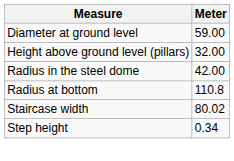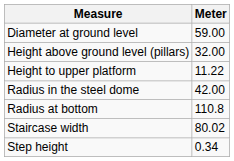+ row: (72, 71)
